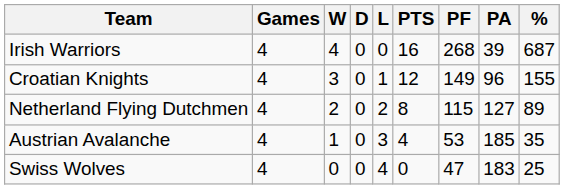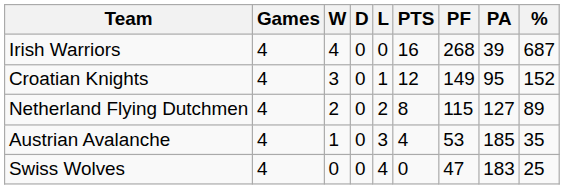(494, 79) 96 -> (494, 79) 95
(539, 79) 155 -> (539, 79) 152
